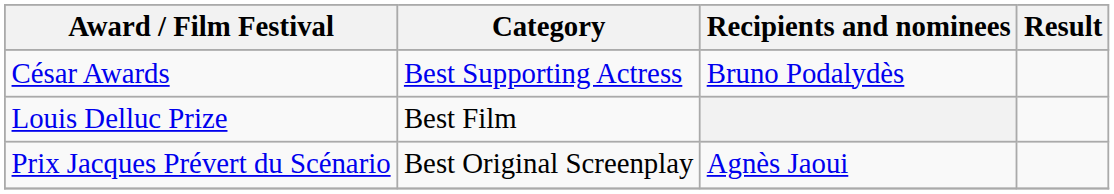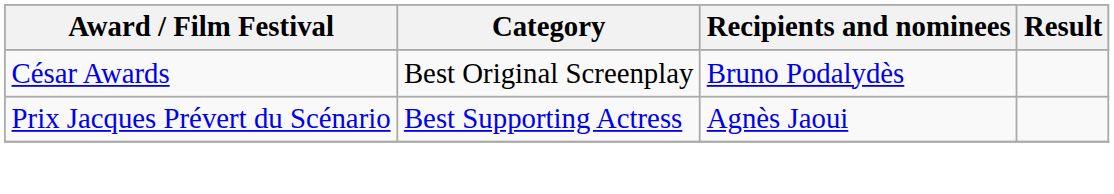(543, 73) Best Supporting Actress -> (549, 73) Best Original Screenplay
- row: (120, 118)
(549, 164) Best Original Screenplay -> (543, 118) Best Supporting Actress
